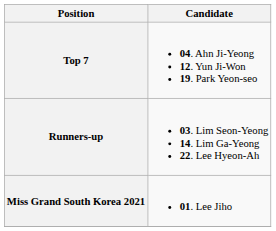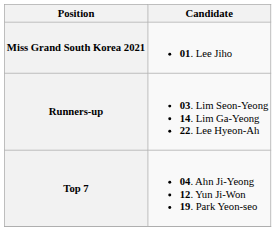rows swapped: (76, 201) <-> (76, 60)
